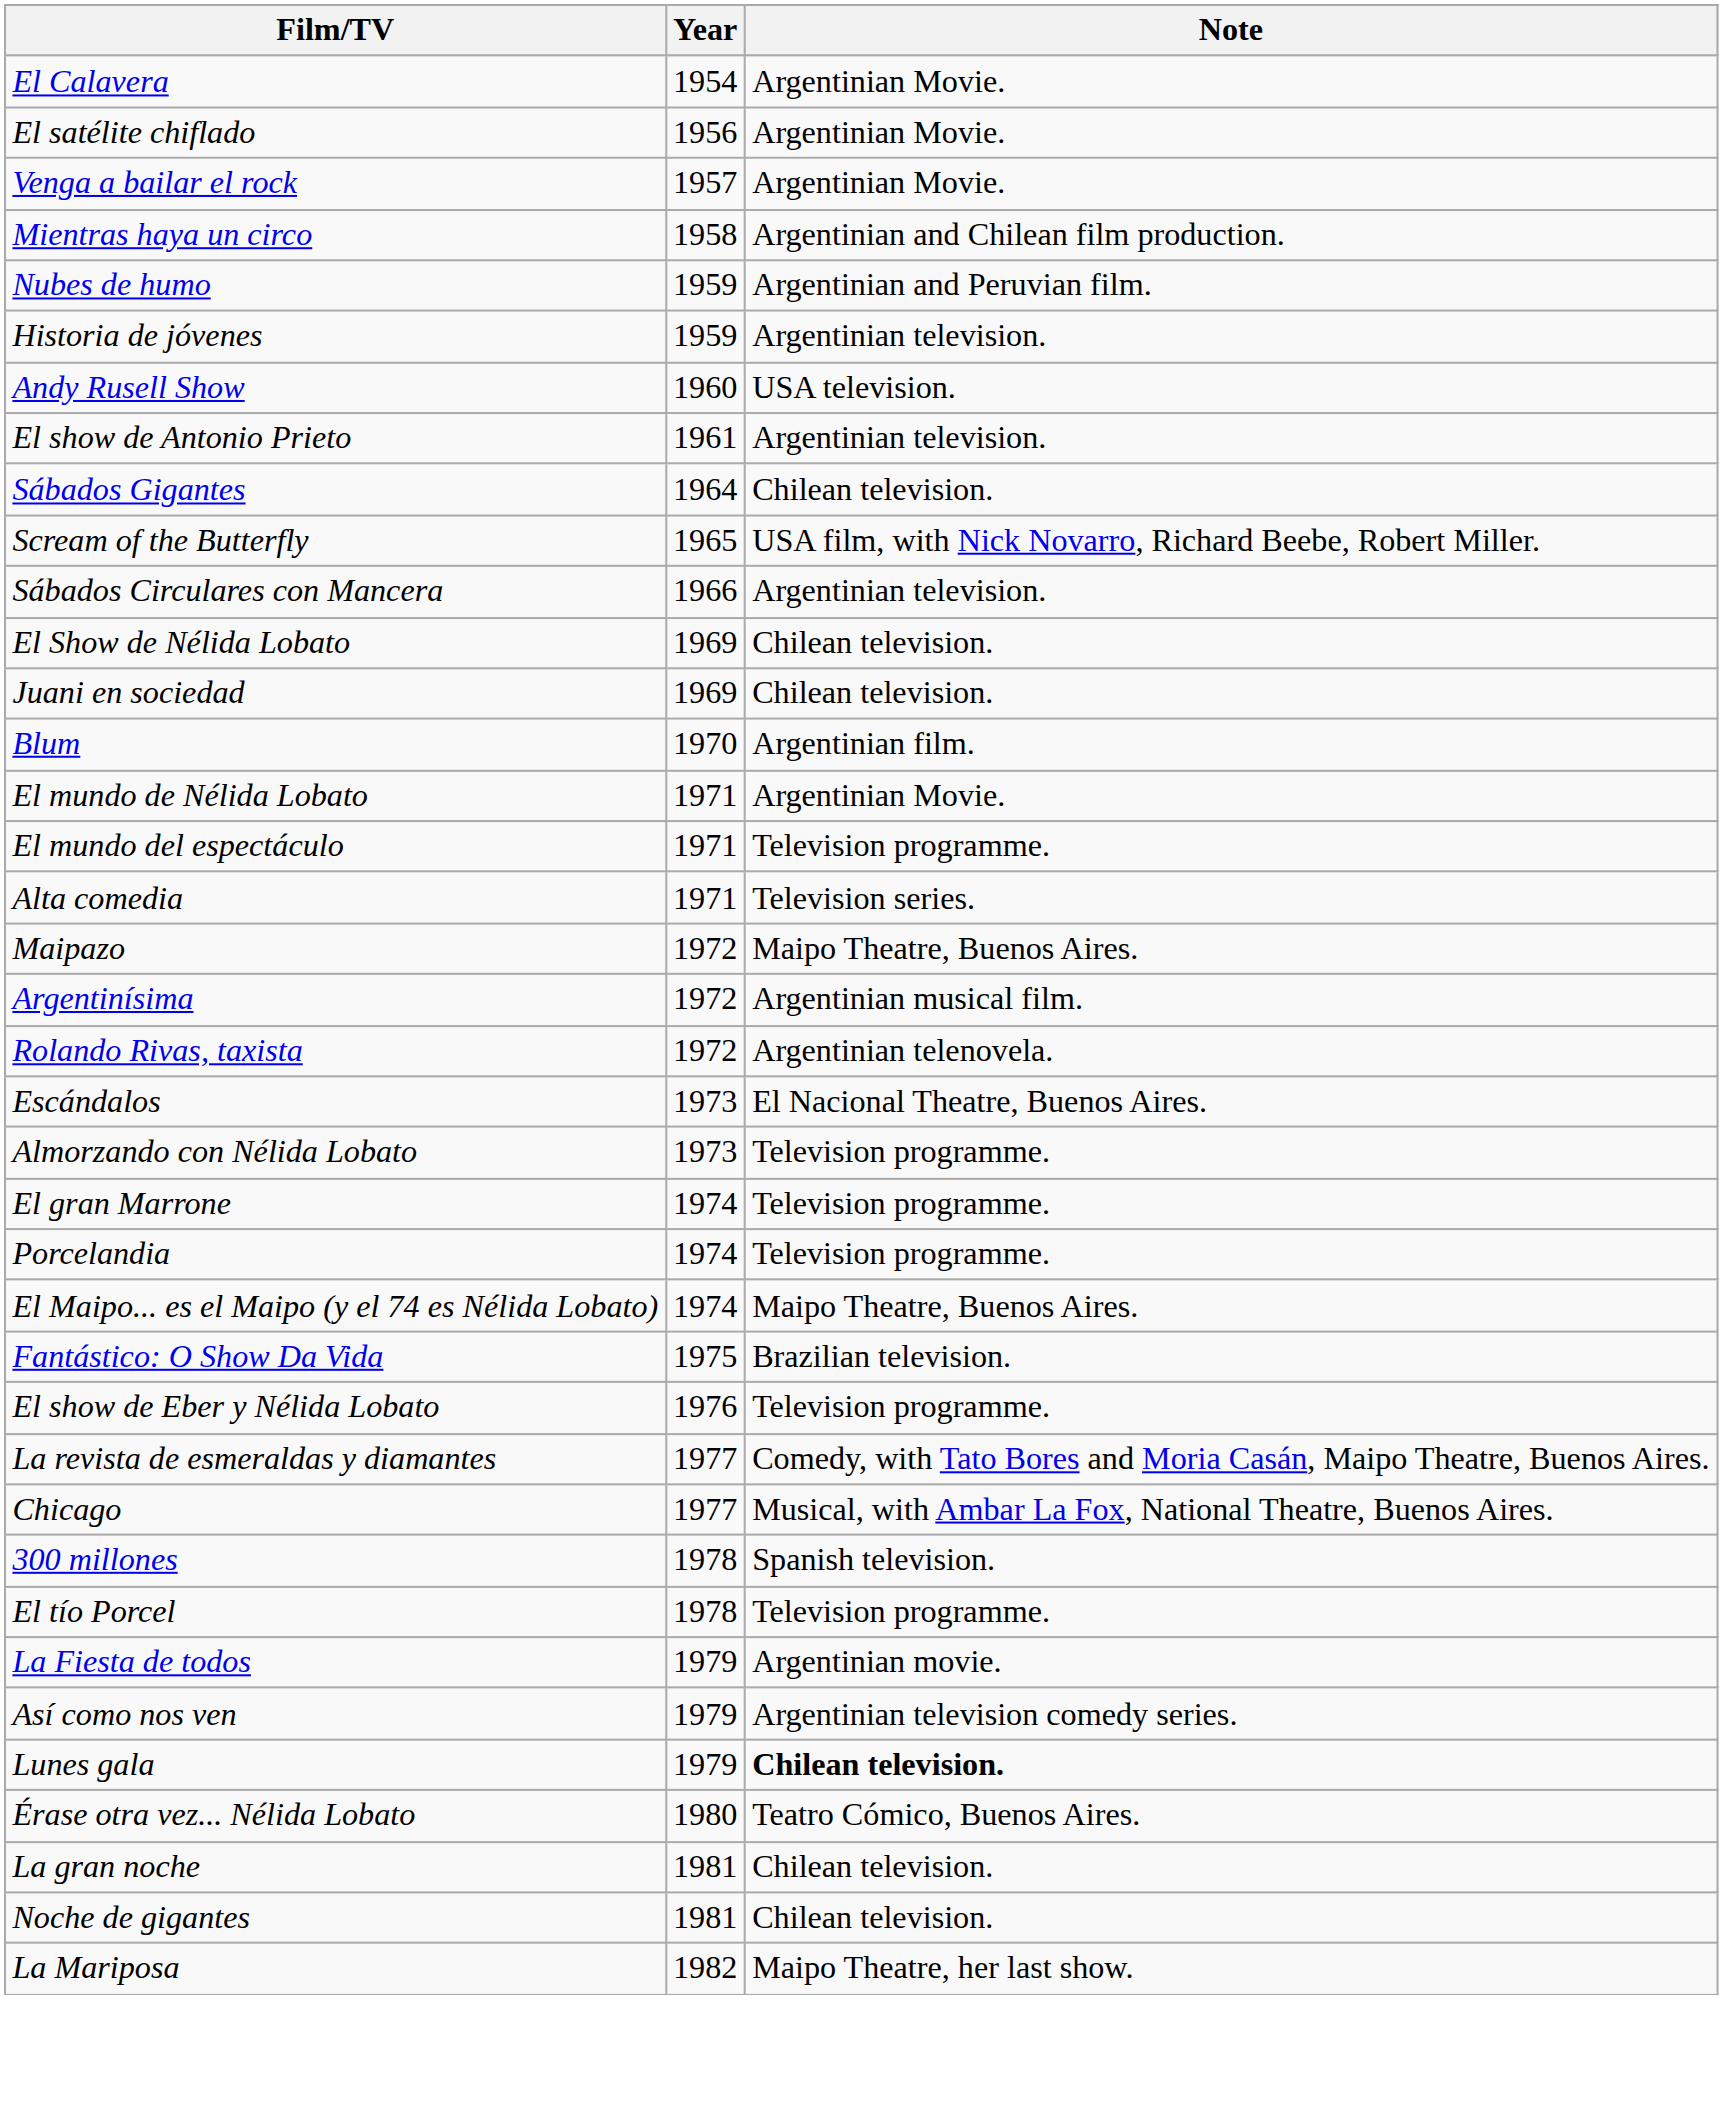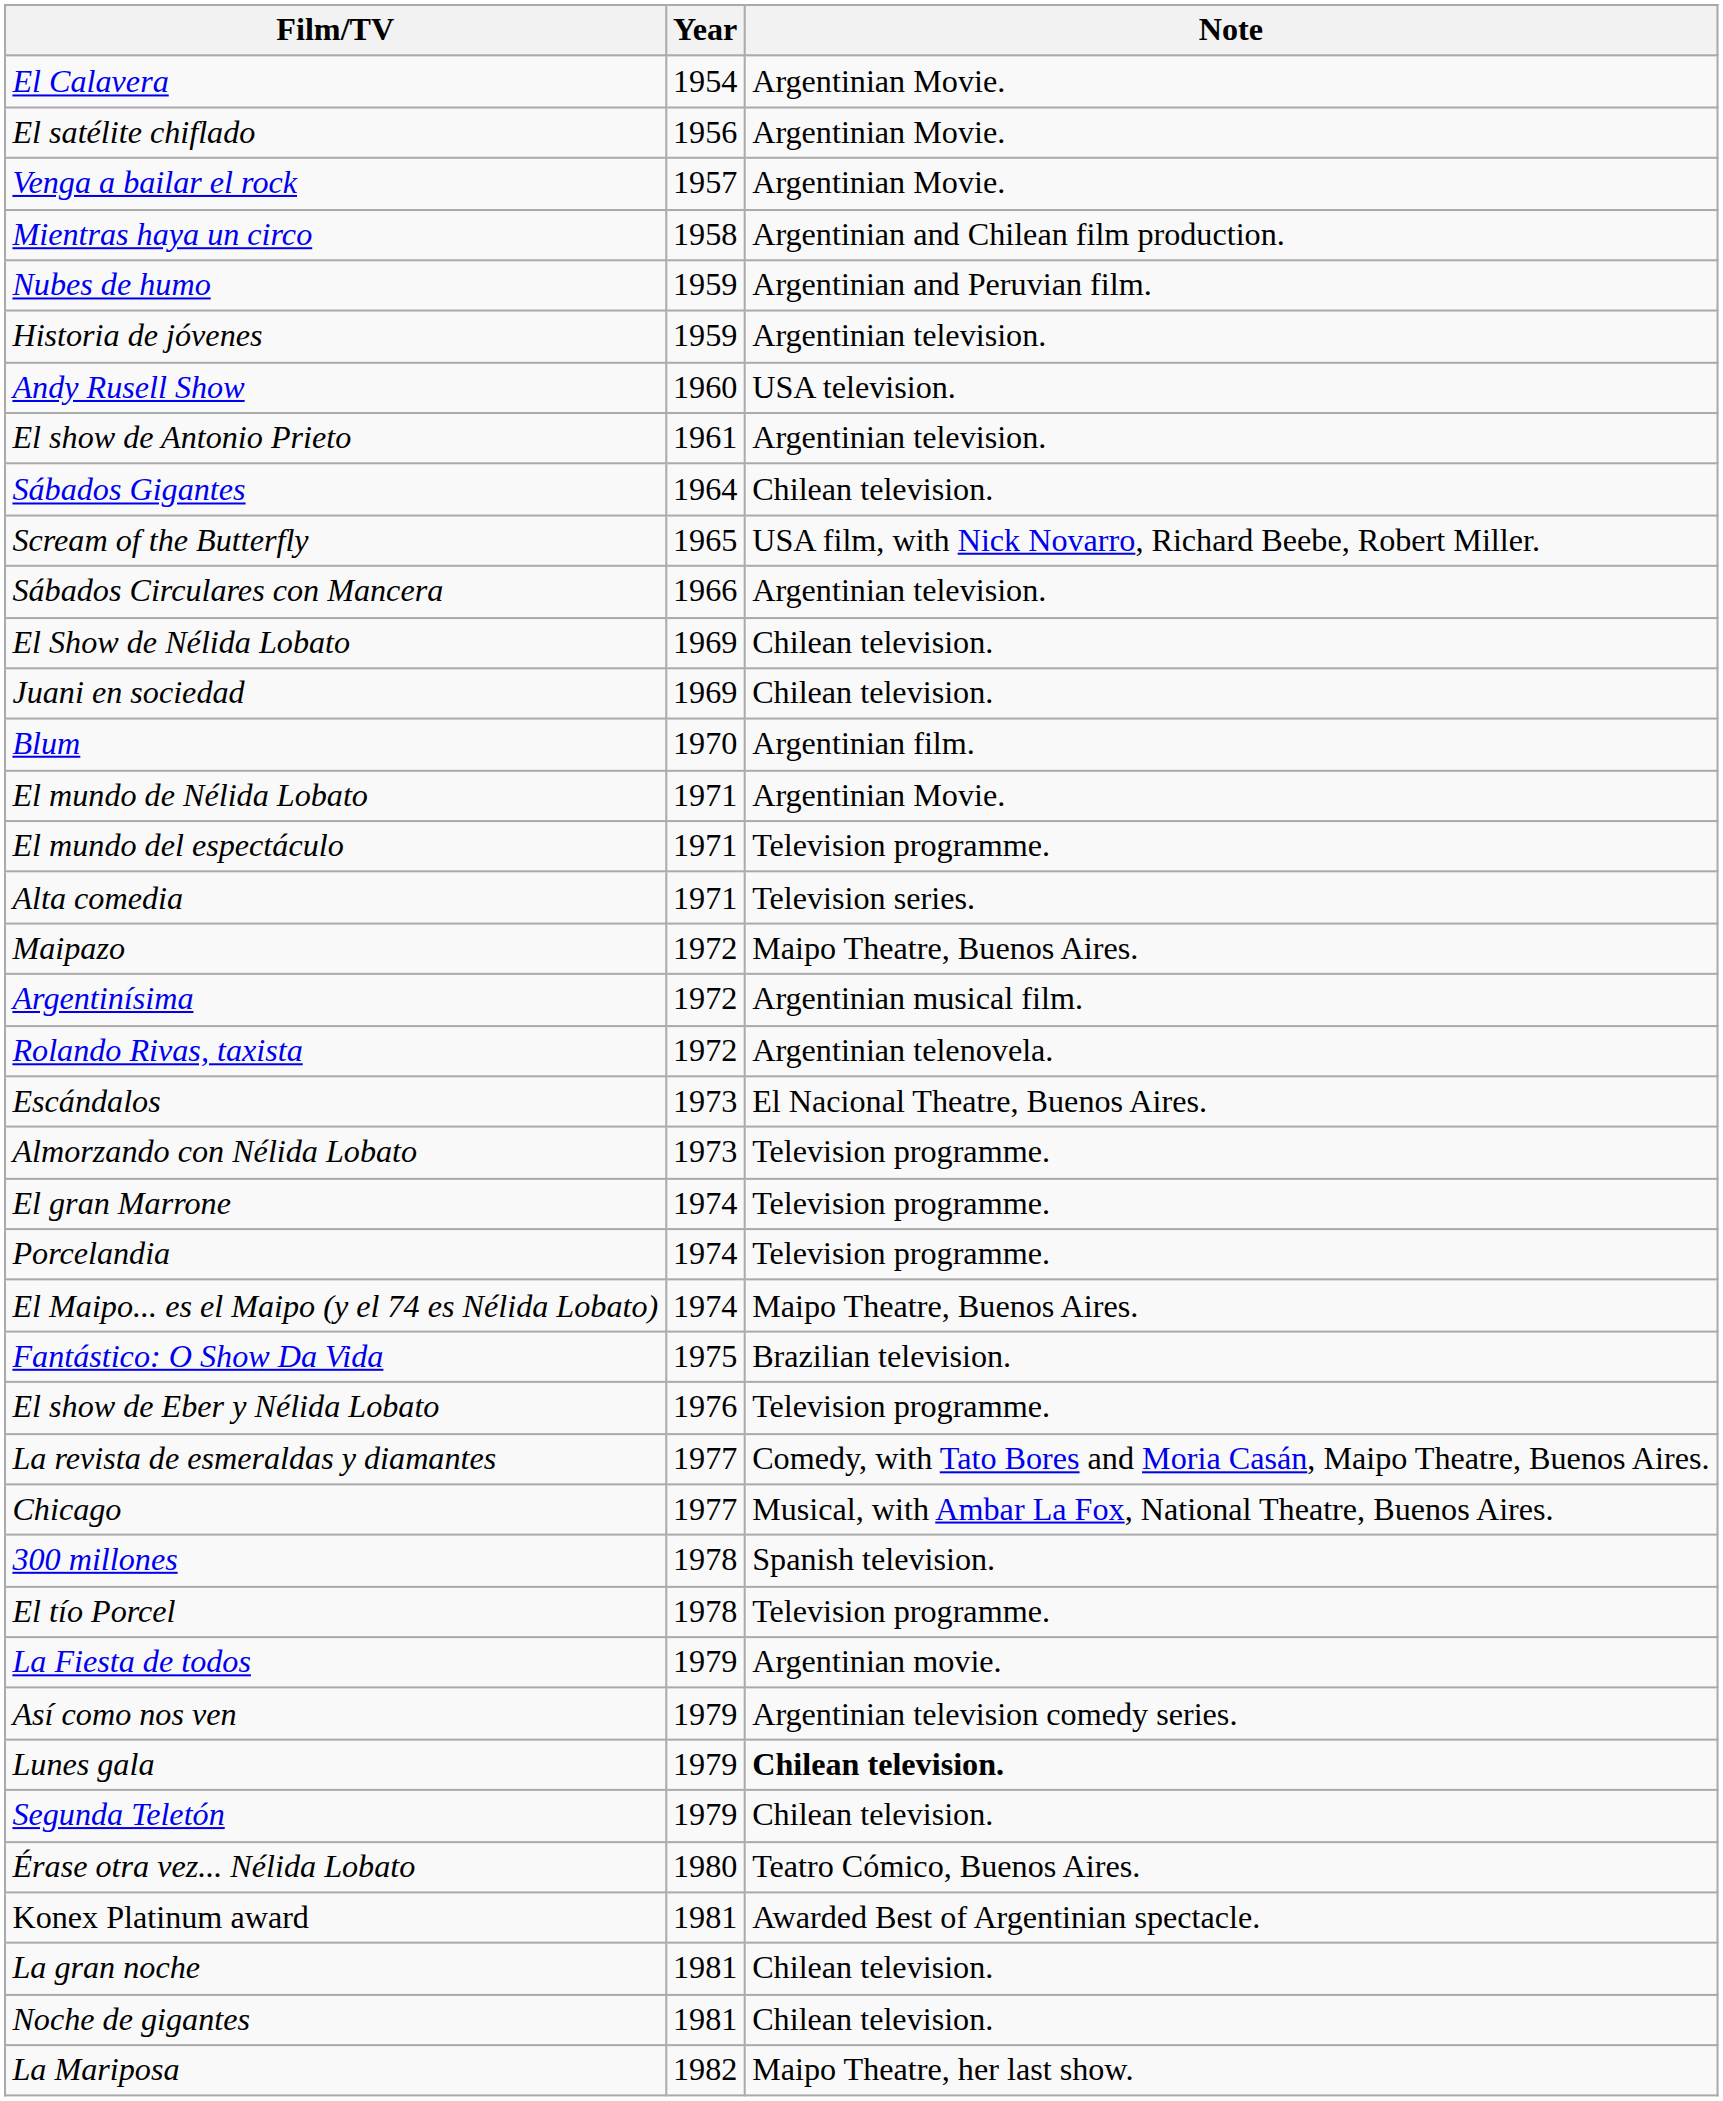+ row: (119, 1815)
+ row: (161, 1917)
